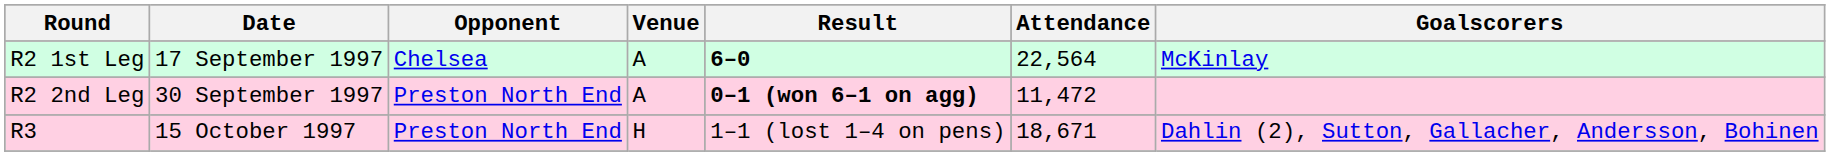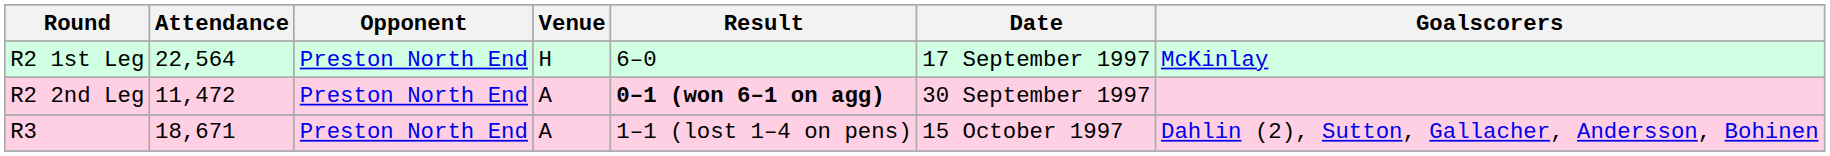columns swapped: (269, 23) <-> (1083, 23)
(441, 60) Chelsea -> (414, 60) Preston North End
(639, 60) A -> (545, 60) H
(730, 60) bold -> (636, 60) normal
(639, 132) H -> (545, 132) A
